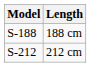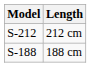rows swapped: (64, 52) <-> (64, 33)
